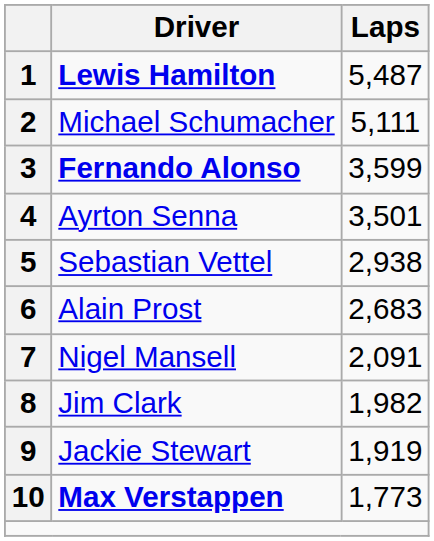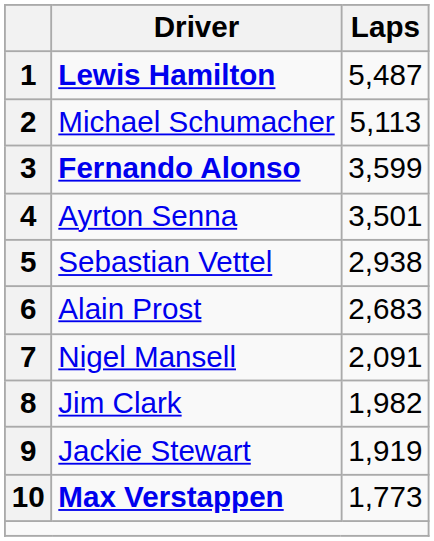(385, 121) 5,111 -> (385, 121) 5,113
